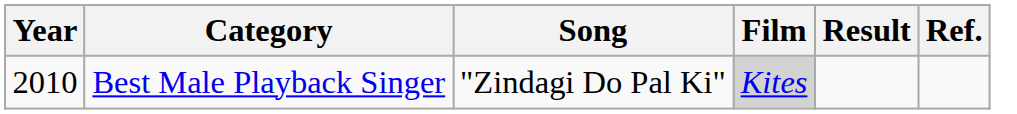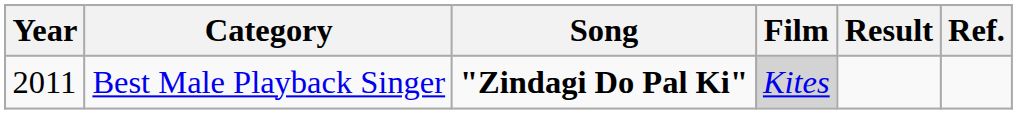(45, 81) 2010 -> (44, 81) 2011
(593, 81) normal -> (604, 81) bold
